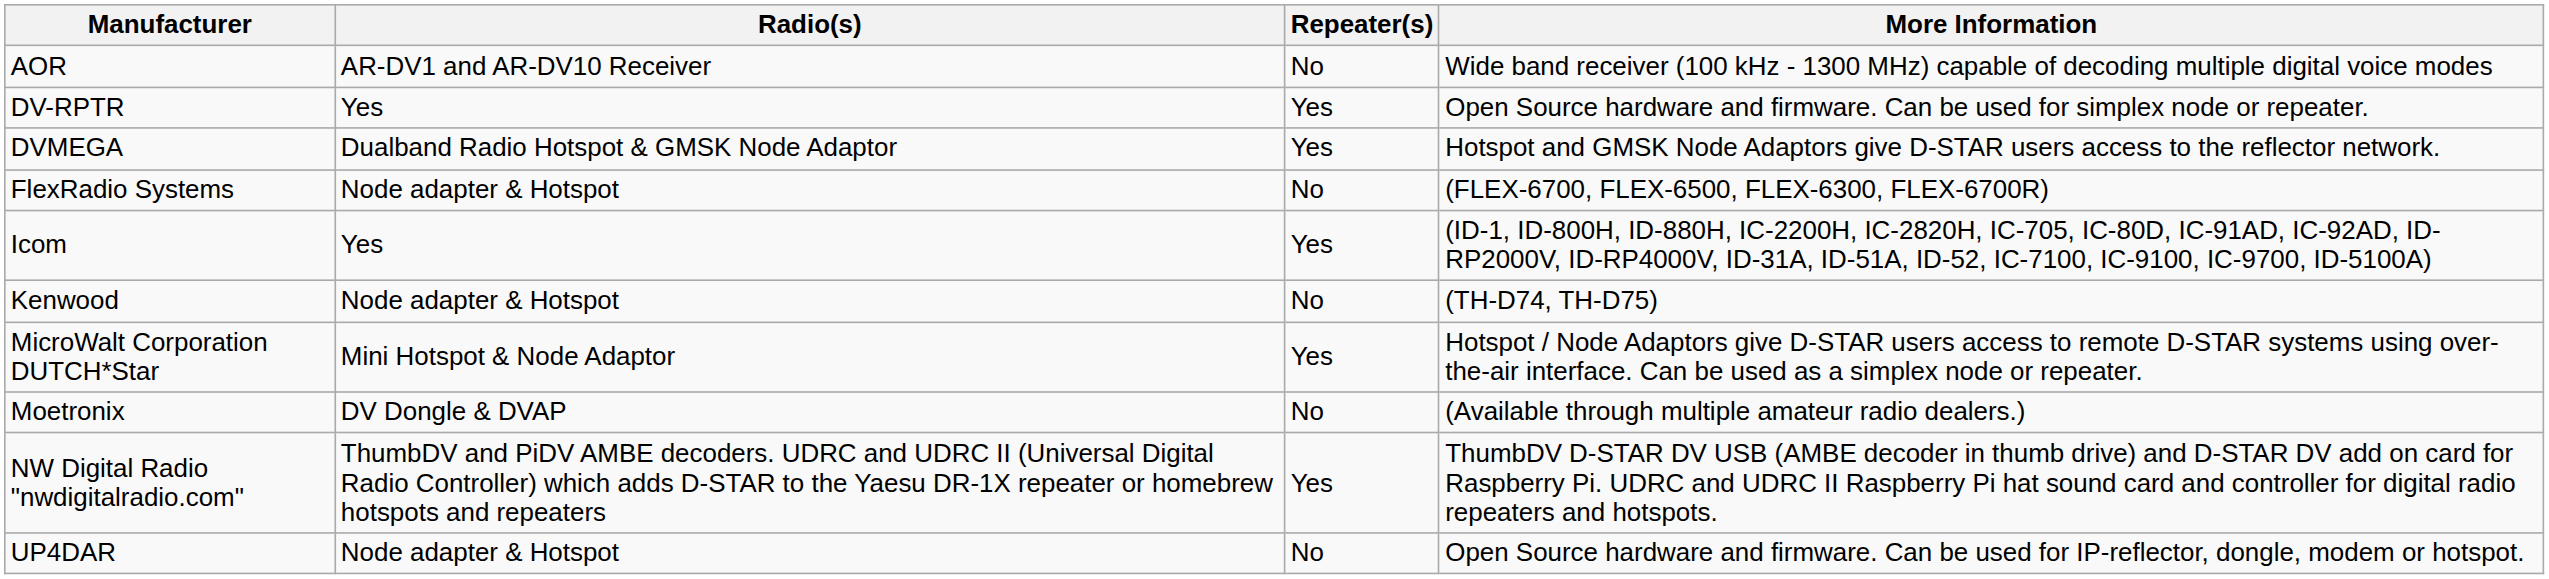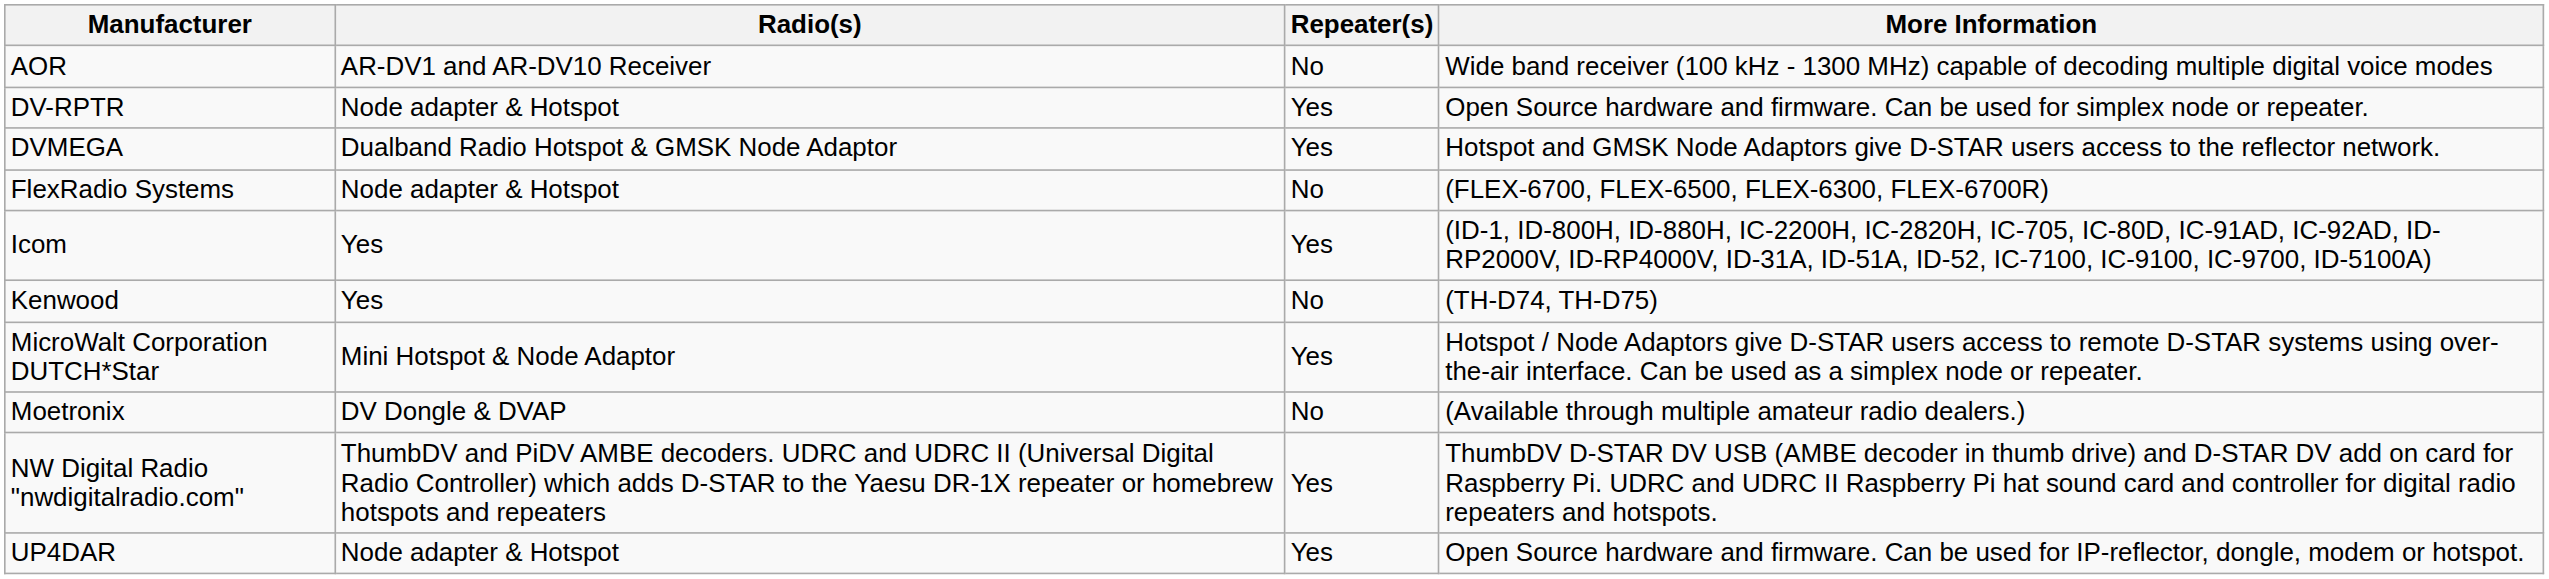(362, 107) Yes -> (480, 107) Node adapter & Hotspot
(480, 300) Node adapter & Hotspot -> (362, 300) Yes
(1307, 552) No -> (1312, 552) Yes
